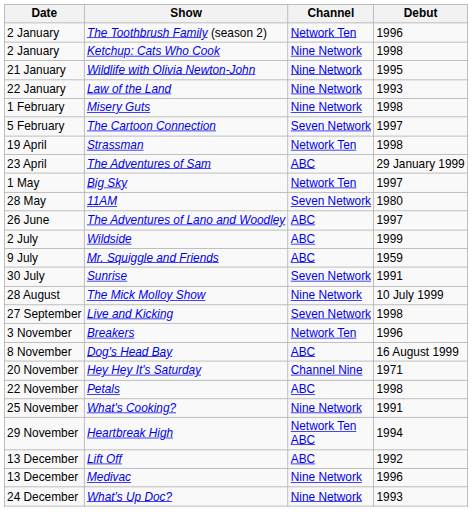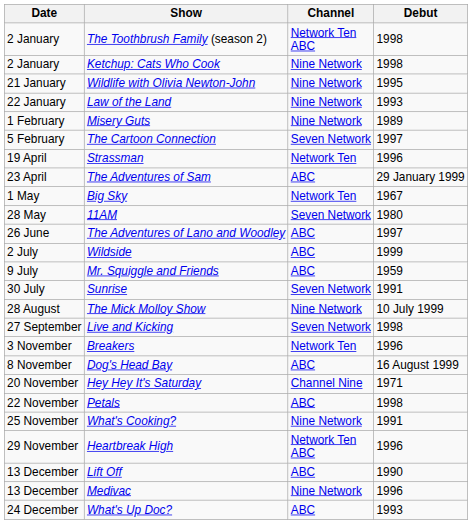(324, 32) Network Ten -> (324, 39) Network Ten ABC
(390, 32) 1996 -> (390, 39) 1998
(390, 107) 1998 -> (390, 121) 1989
(390, 145) 1998 -> (390, 158) 1996
(390, 182) 1997 -> (390, 196) 1967
(390, 433) 1994 -> (390, 446) 1996
(390, 459) 1992 -> (390, 472) 1990
(326, 496) Nine Network -> (303, 509) ABC
